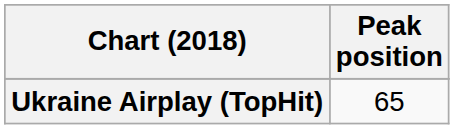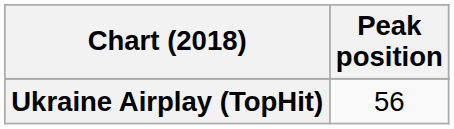(389, 100) 65 -> (389, 100) 56
